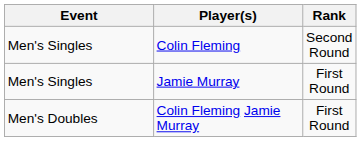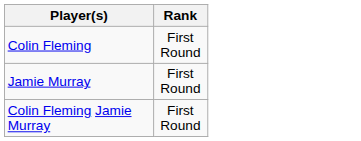- column: (79, 16)
(329, 45) Second Round -> (180, 45) First Round
